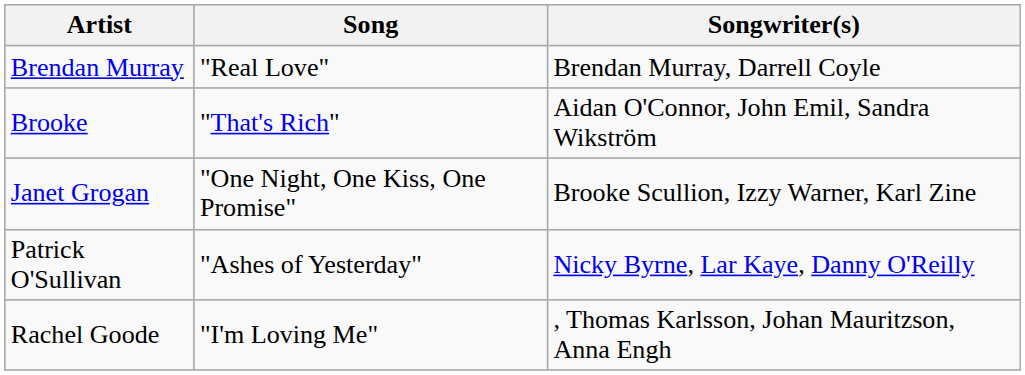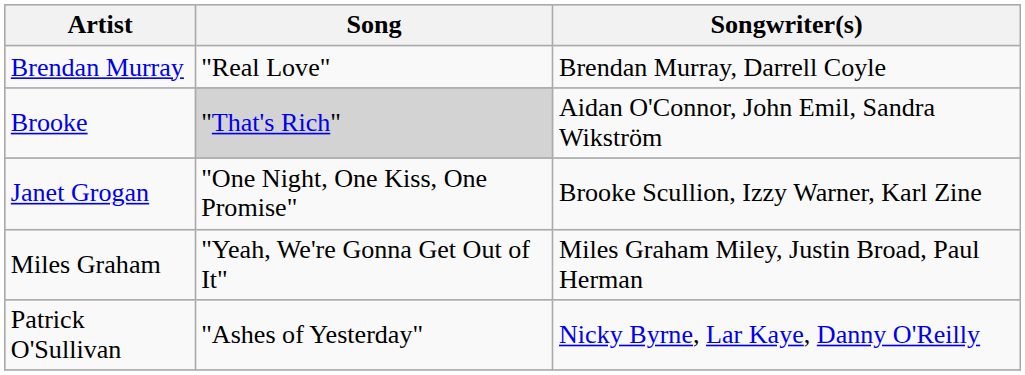(270, 122) no background -> (271, 122) lightgrey background
+ row: (86, 263)
- row: (85, 334)
